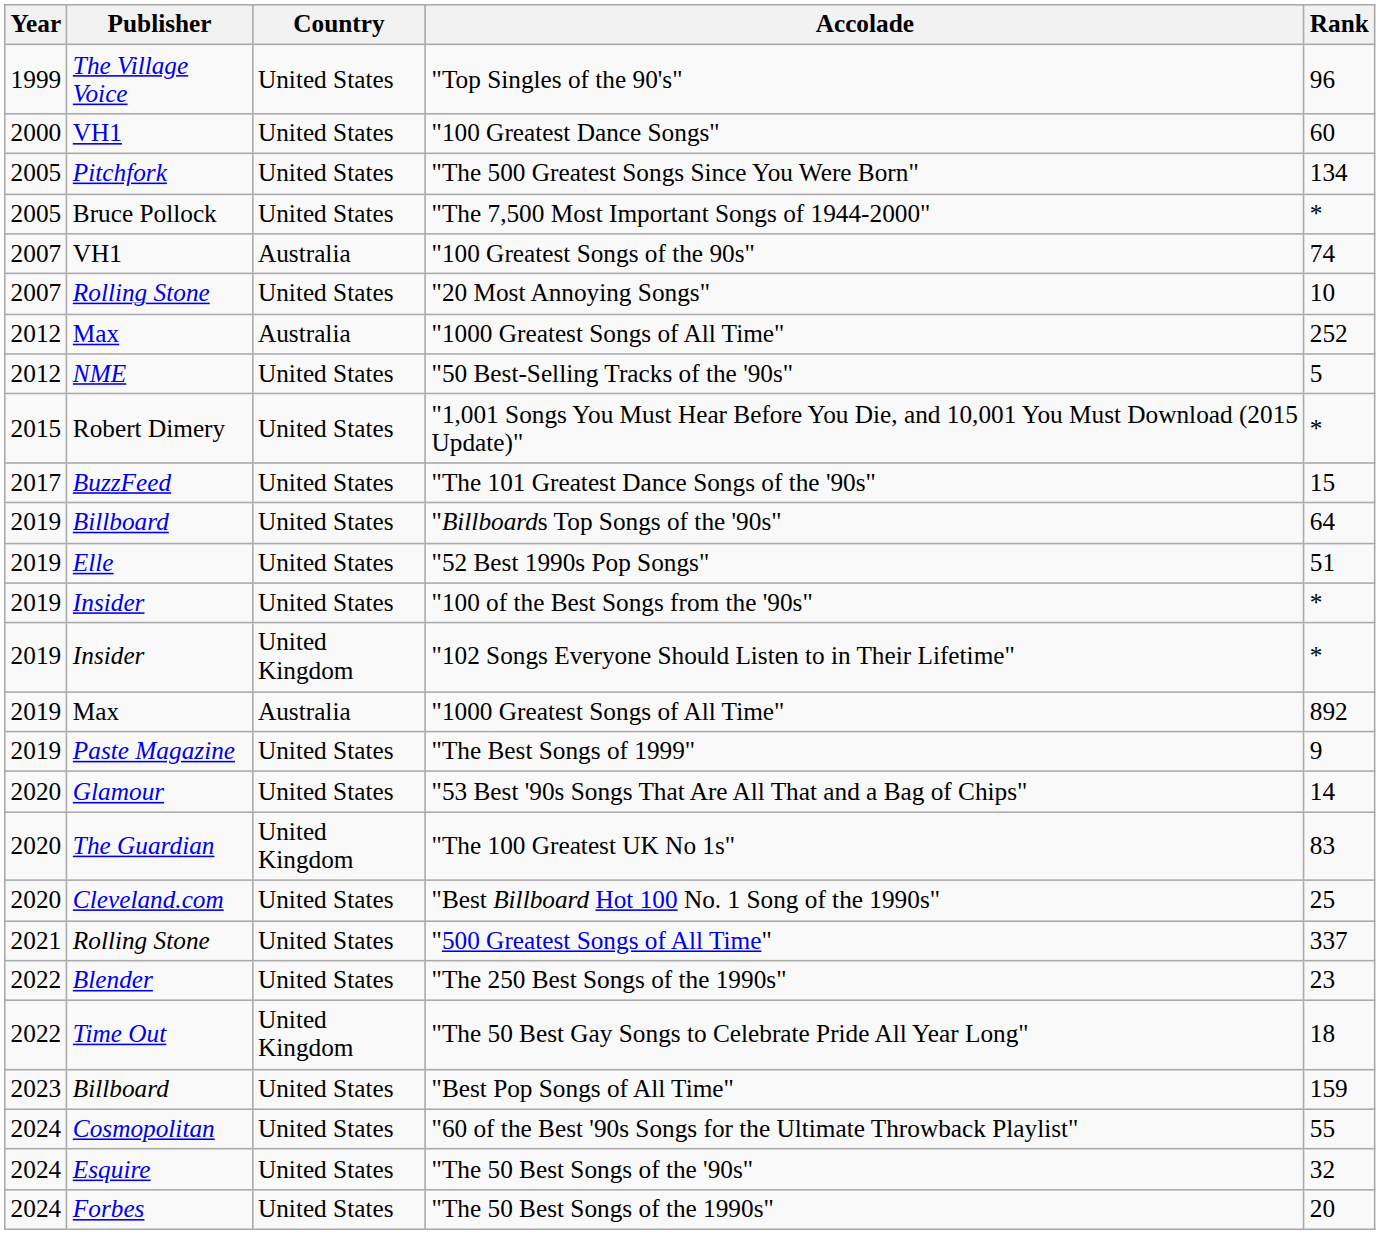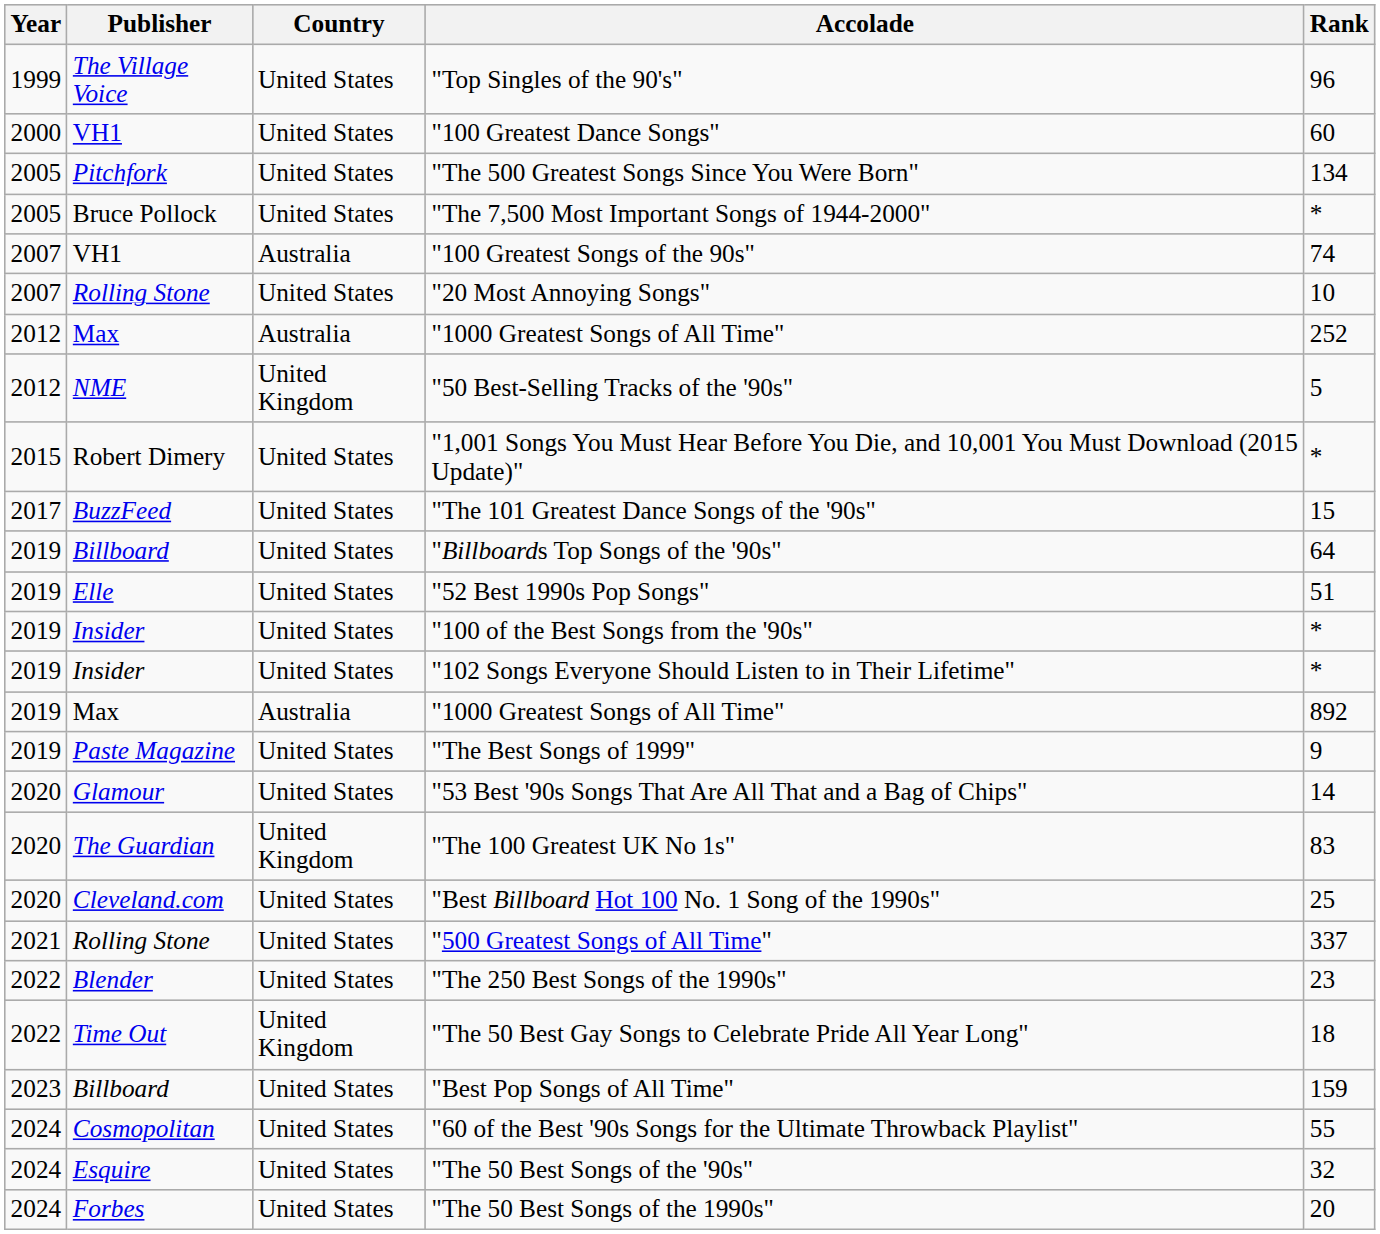(326, 373) United States -> (306, 387) United Kingdom
(306, 656) United Kingdom -> (326, 671) United States
